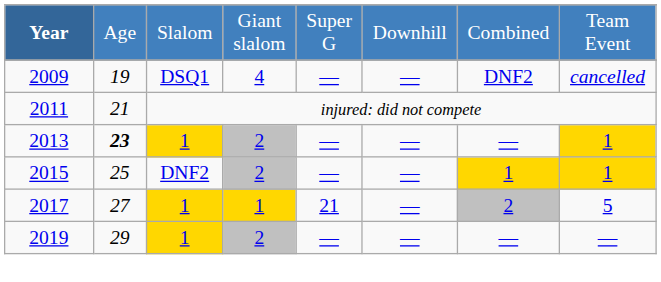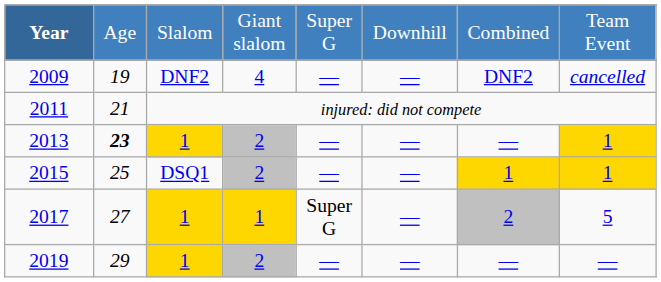(185, 76) DSQ1 -> (185, 76) DNF2
(185, 173) DNF2 -> (185, 173) DSQ1
(329, 205) 21 -> (329, 217) Super G
